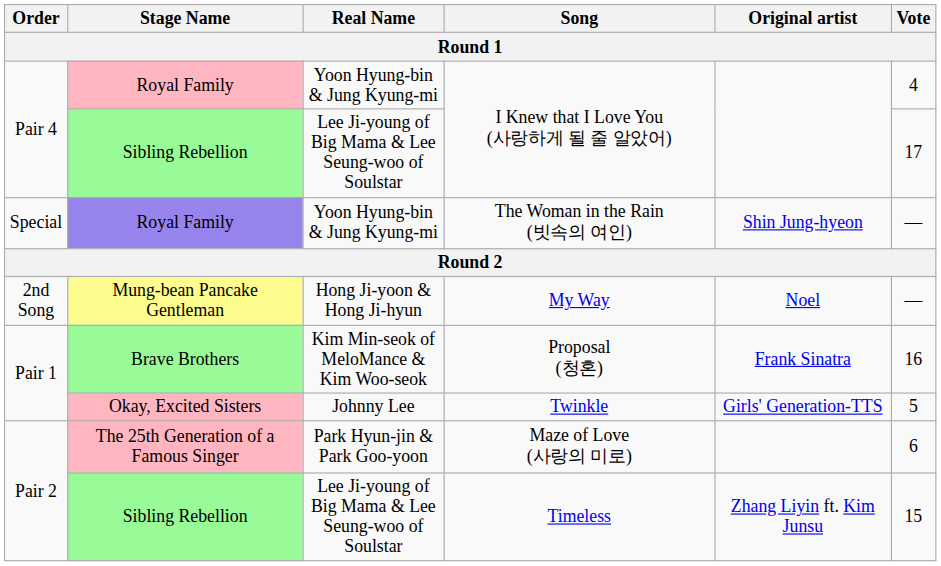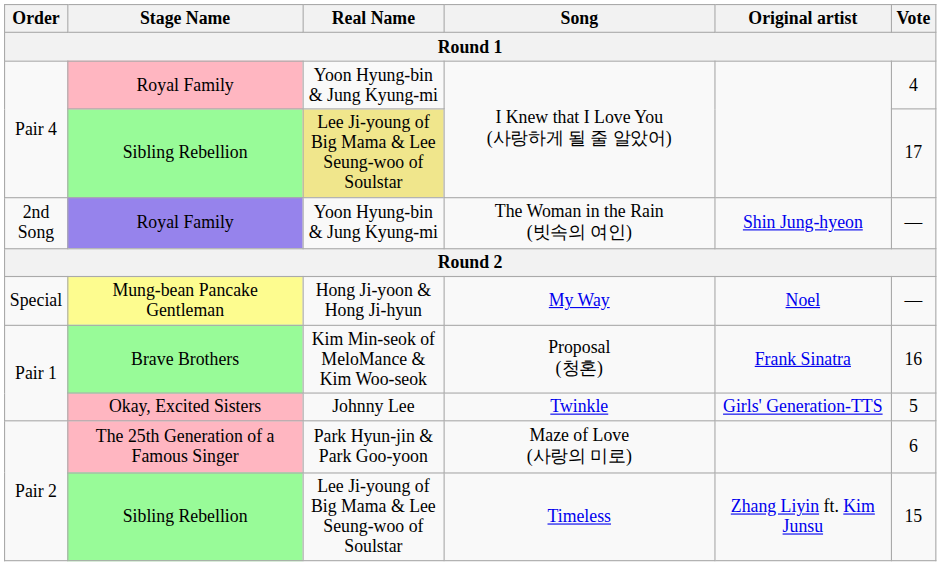(373, 153) no background -> (373, 153) khaki background
(36, 222) Special -> (36, 222) 2nd Song
(36, 300) 2nd Song -> (36, 300) Special
